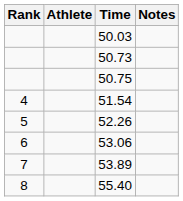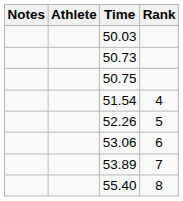columns swapped: (24, 15) <-> (157, 15)
